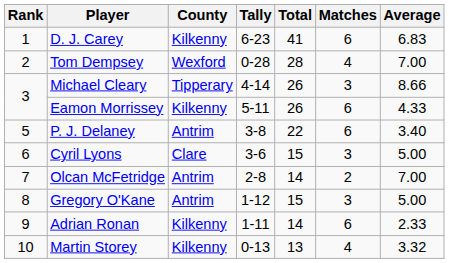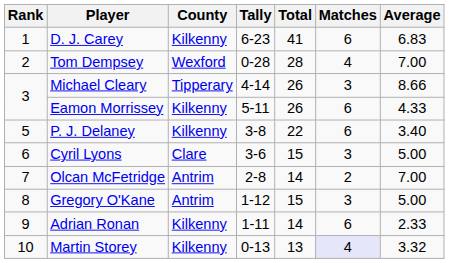(193, 131) Antrim -> (199, 131) Kilkenny
(348, 246) no background -> (348, 246) lavender background
